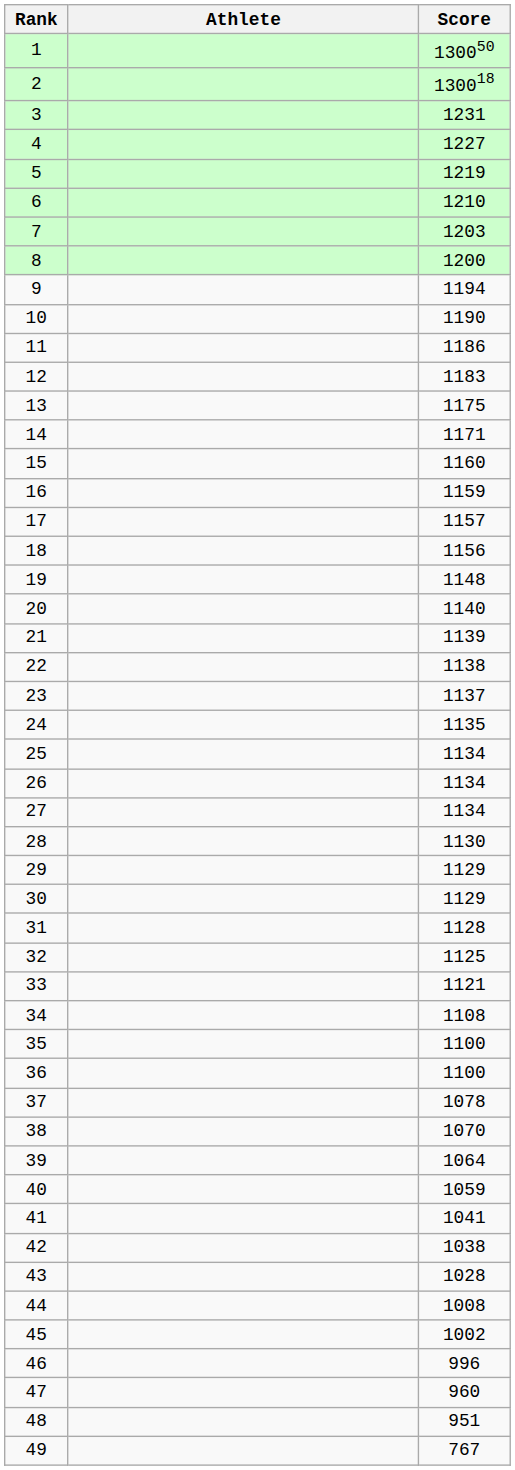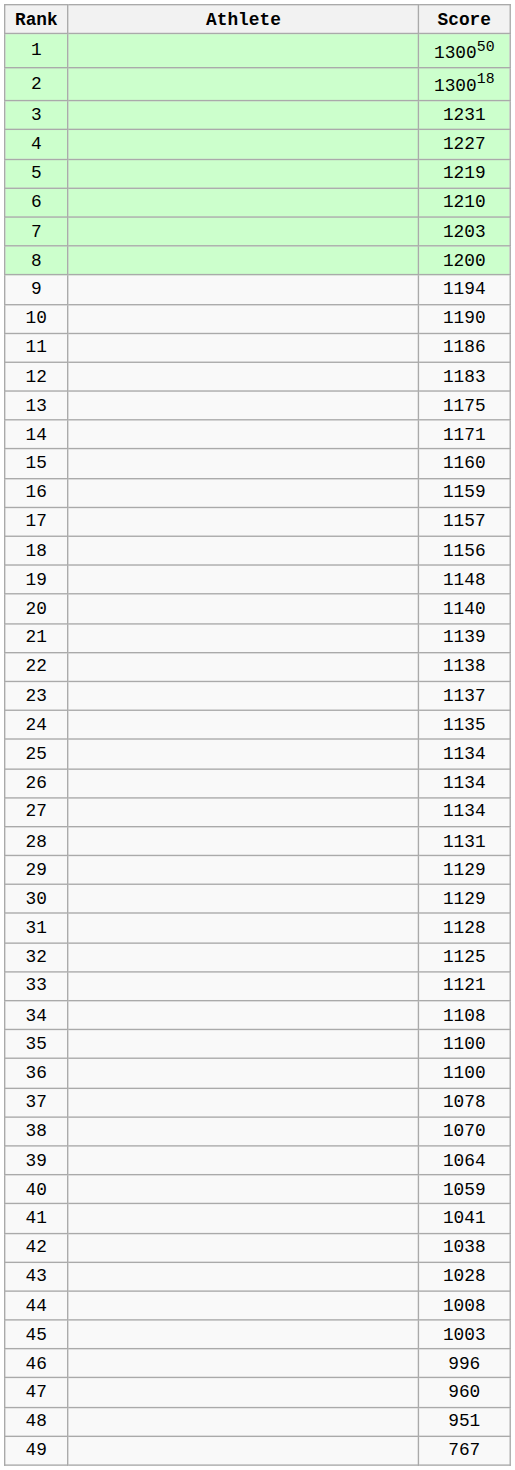(464, 841) 1130 -> (464, 841) 1131
(464, 1335) 1002 -> (464, 1335) 1003
